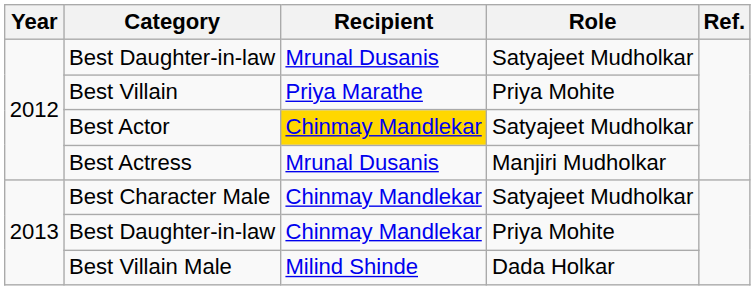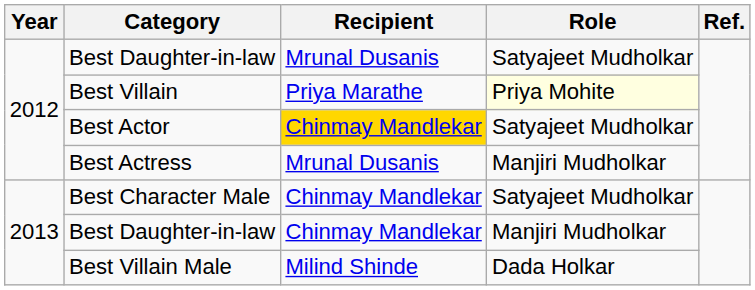(553, 92) no background -> (553, 92) lightyellow background
(553, 232) Priya Mohite -> (579, 232) Manjiri Mudholkar
